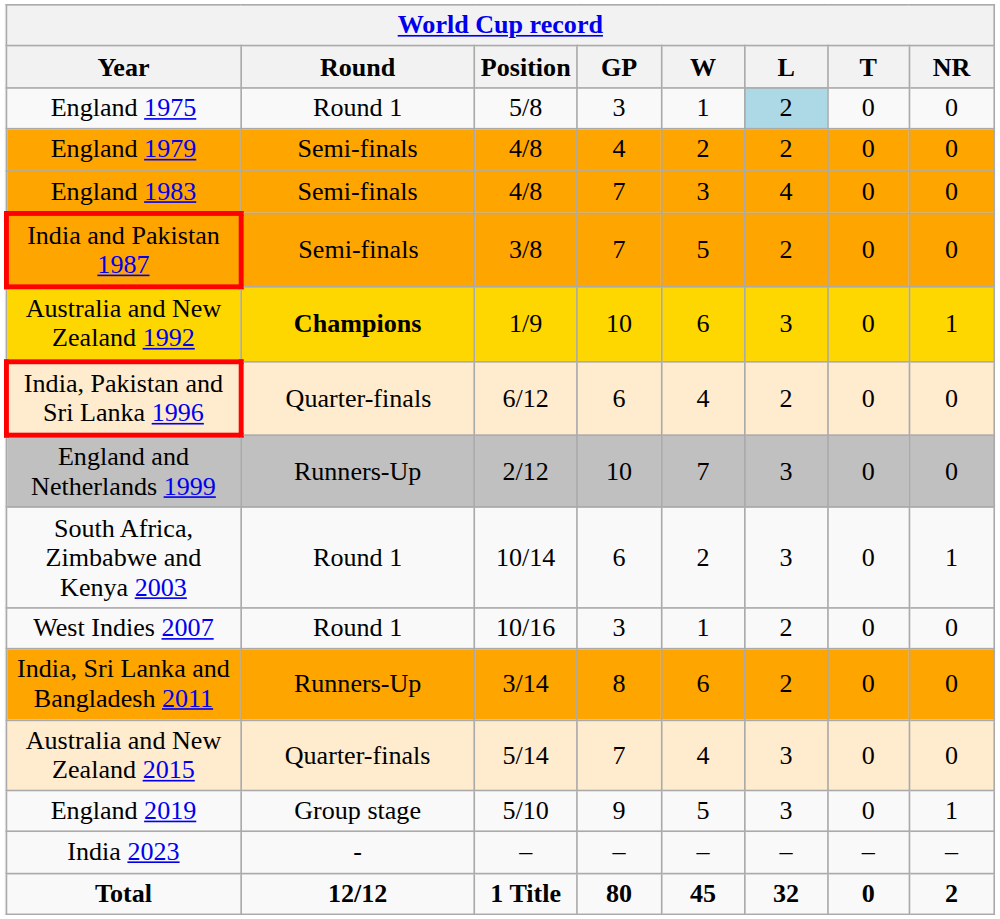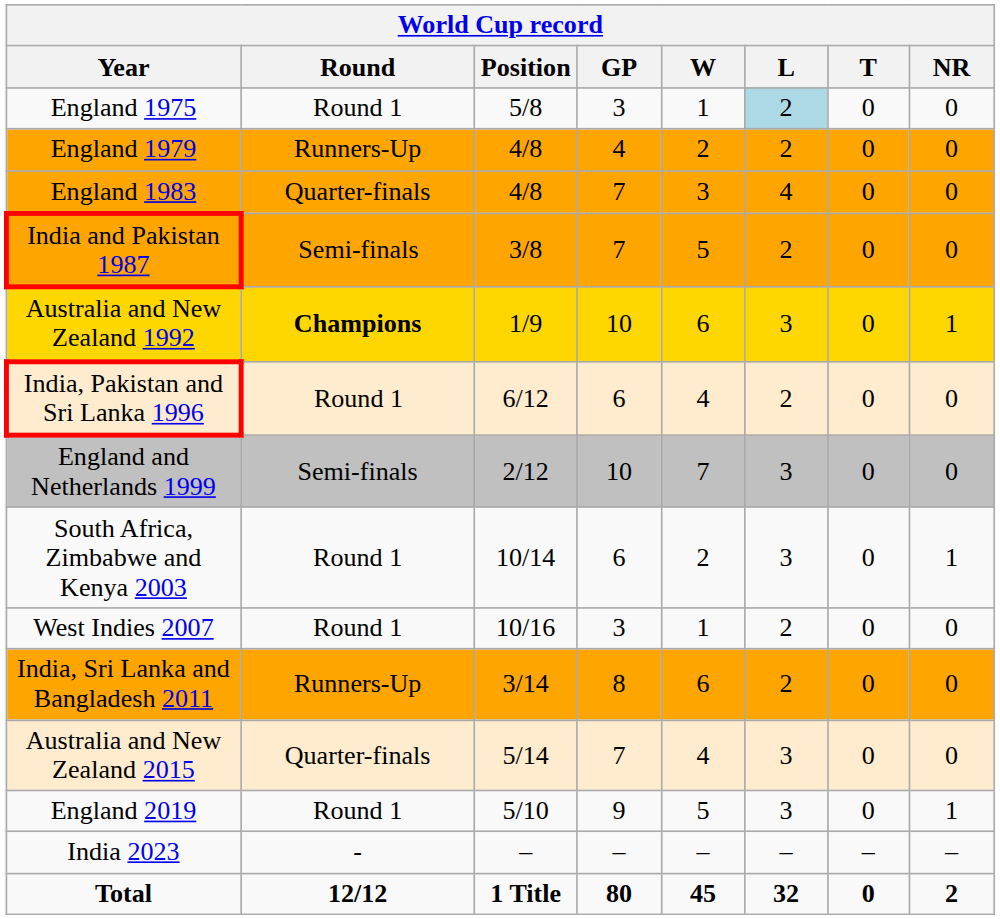(358, 149) Semi-finals -> (358, 149) Runners-Up
(358, 191) Semi-finals -> (358, 191) Quarter-finals
(358, 397) Quarter-finals -> (358, 397) Round 1
(358, 470) Runners-Up -> (358, 470) Semi-finals
(358, 810) Group stage -> (358, 810) Round 1
